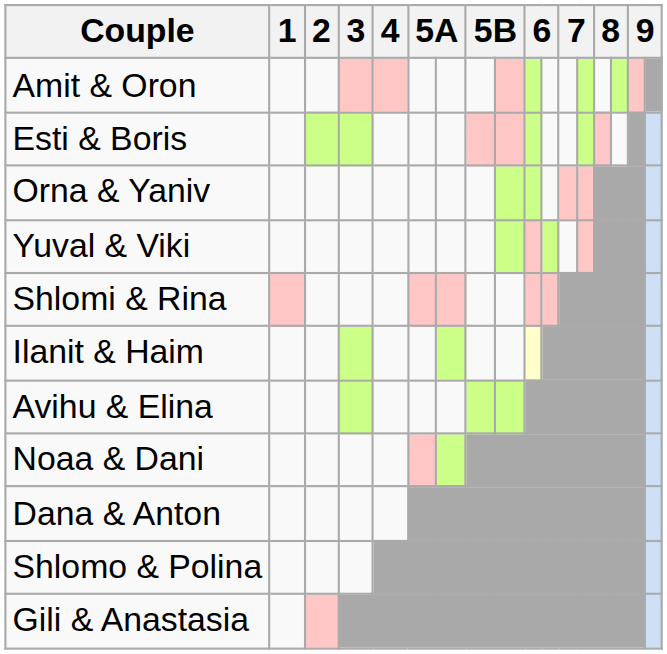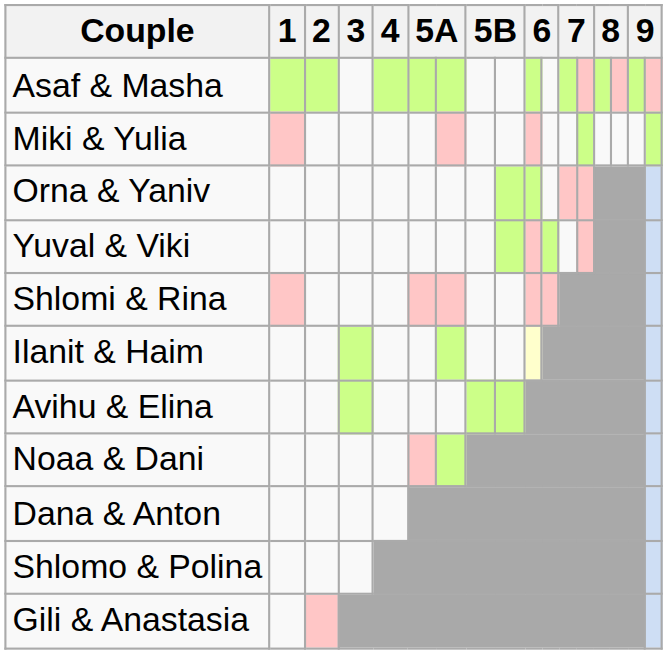+ row: (118, 84)
+ row: (100, 138)
- row: (105, 84)
- row: (100, 138)
